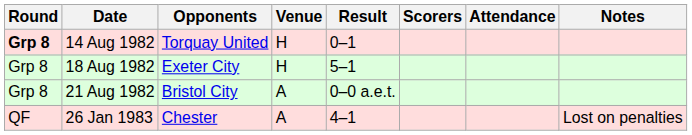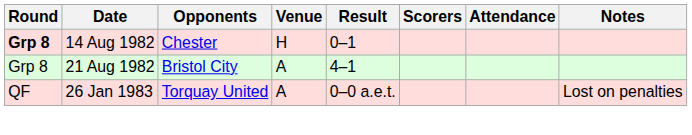(215, 42) Torquay United -> (190, 42) Chester
- row: (110, 67)
(363, 92) 0–0 a.e.t. -> (343, 67) 4–1
(190, 117) Chester -> (215, 92) Torquay United
(343, 117) 4–1 -> (363, 92) 0–0 a.e.t.
